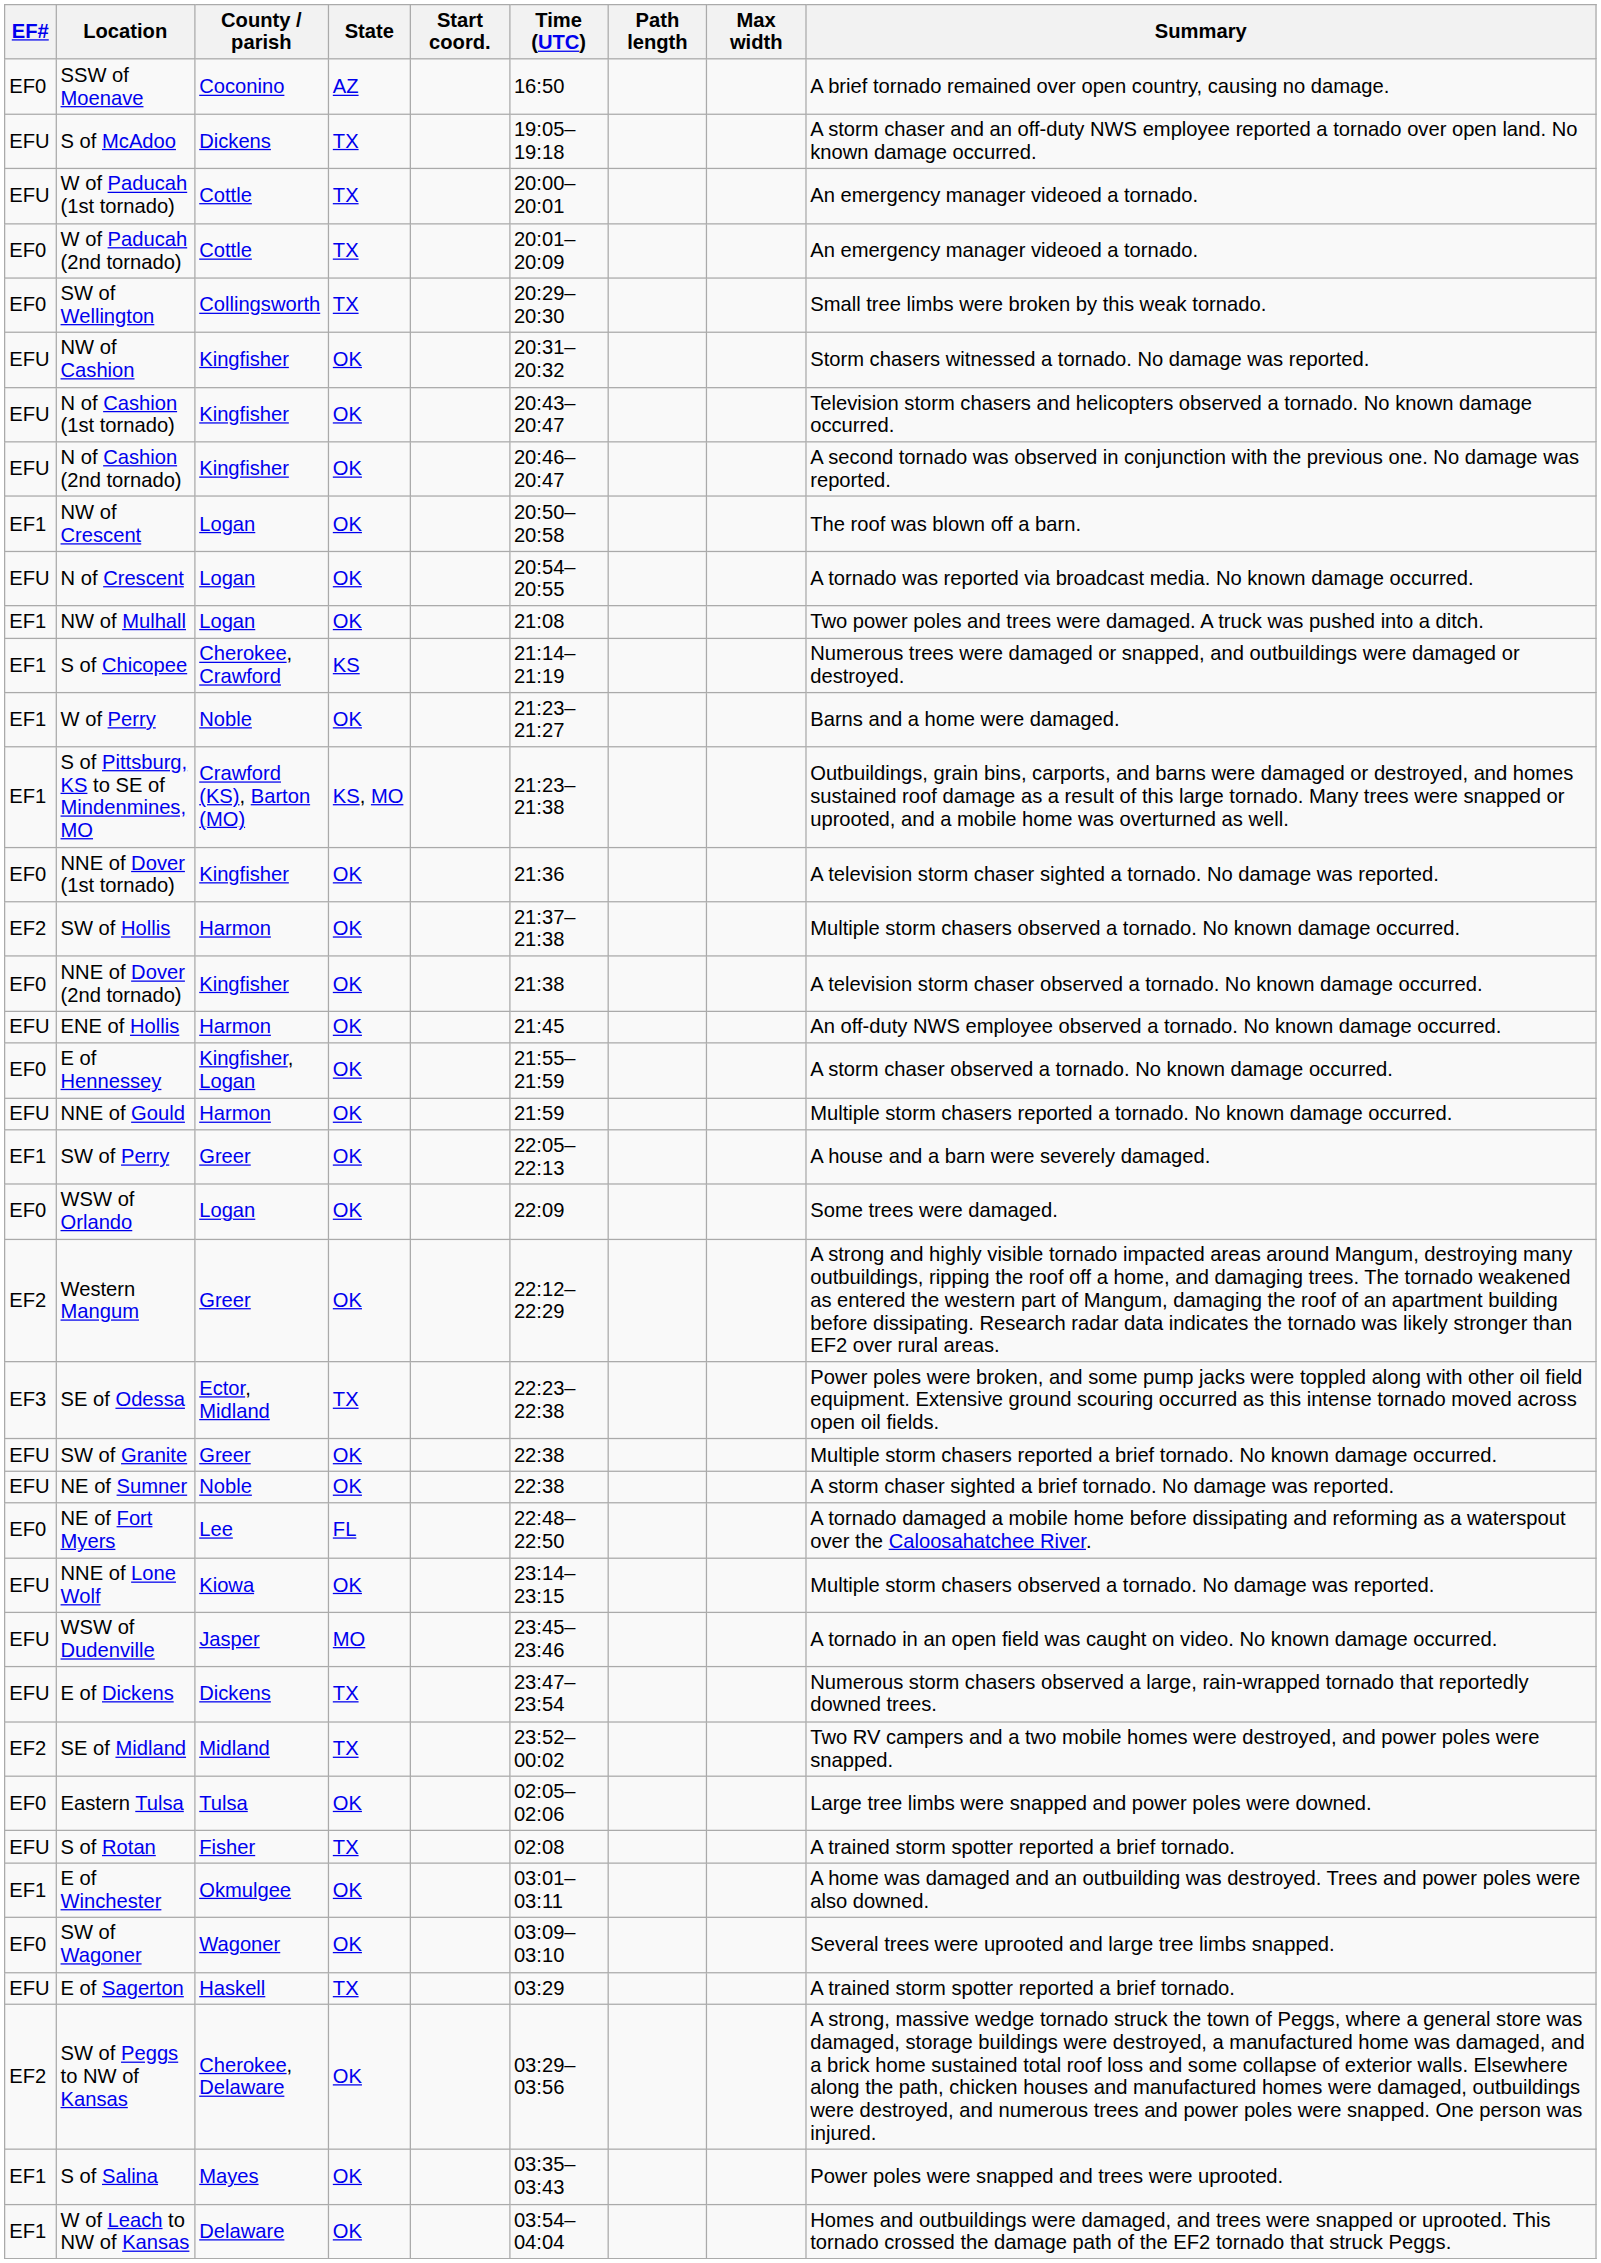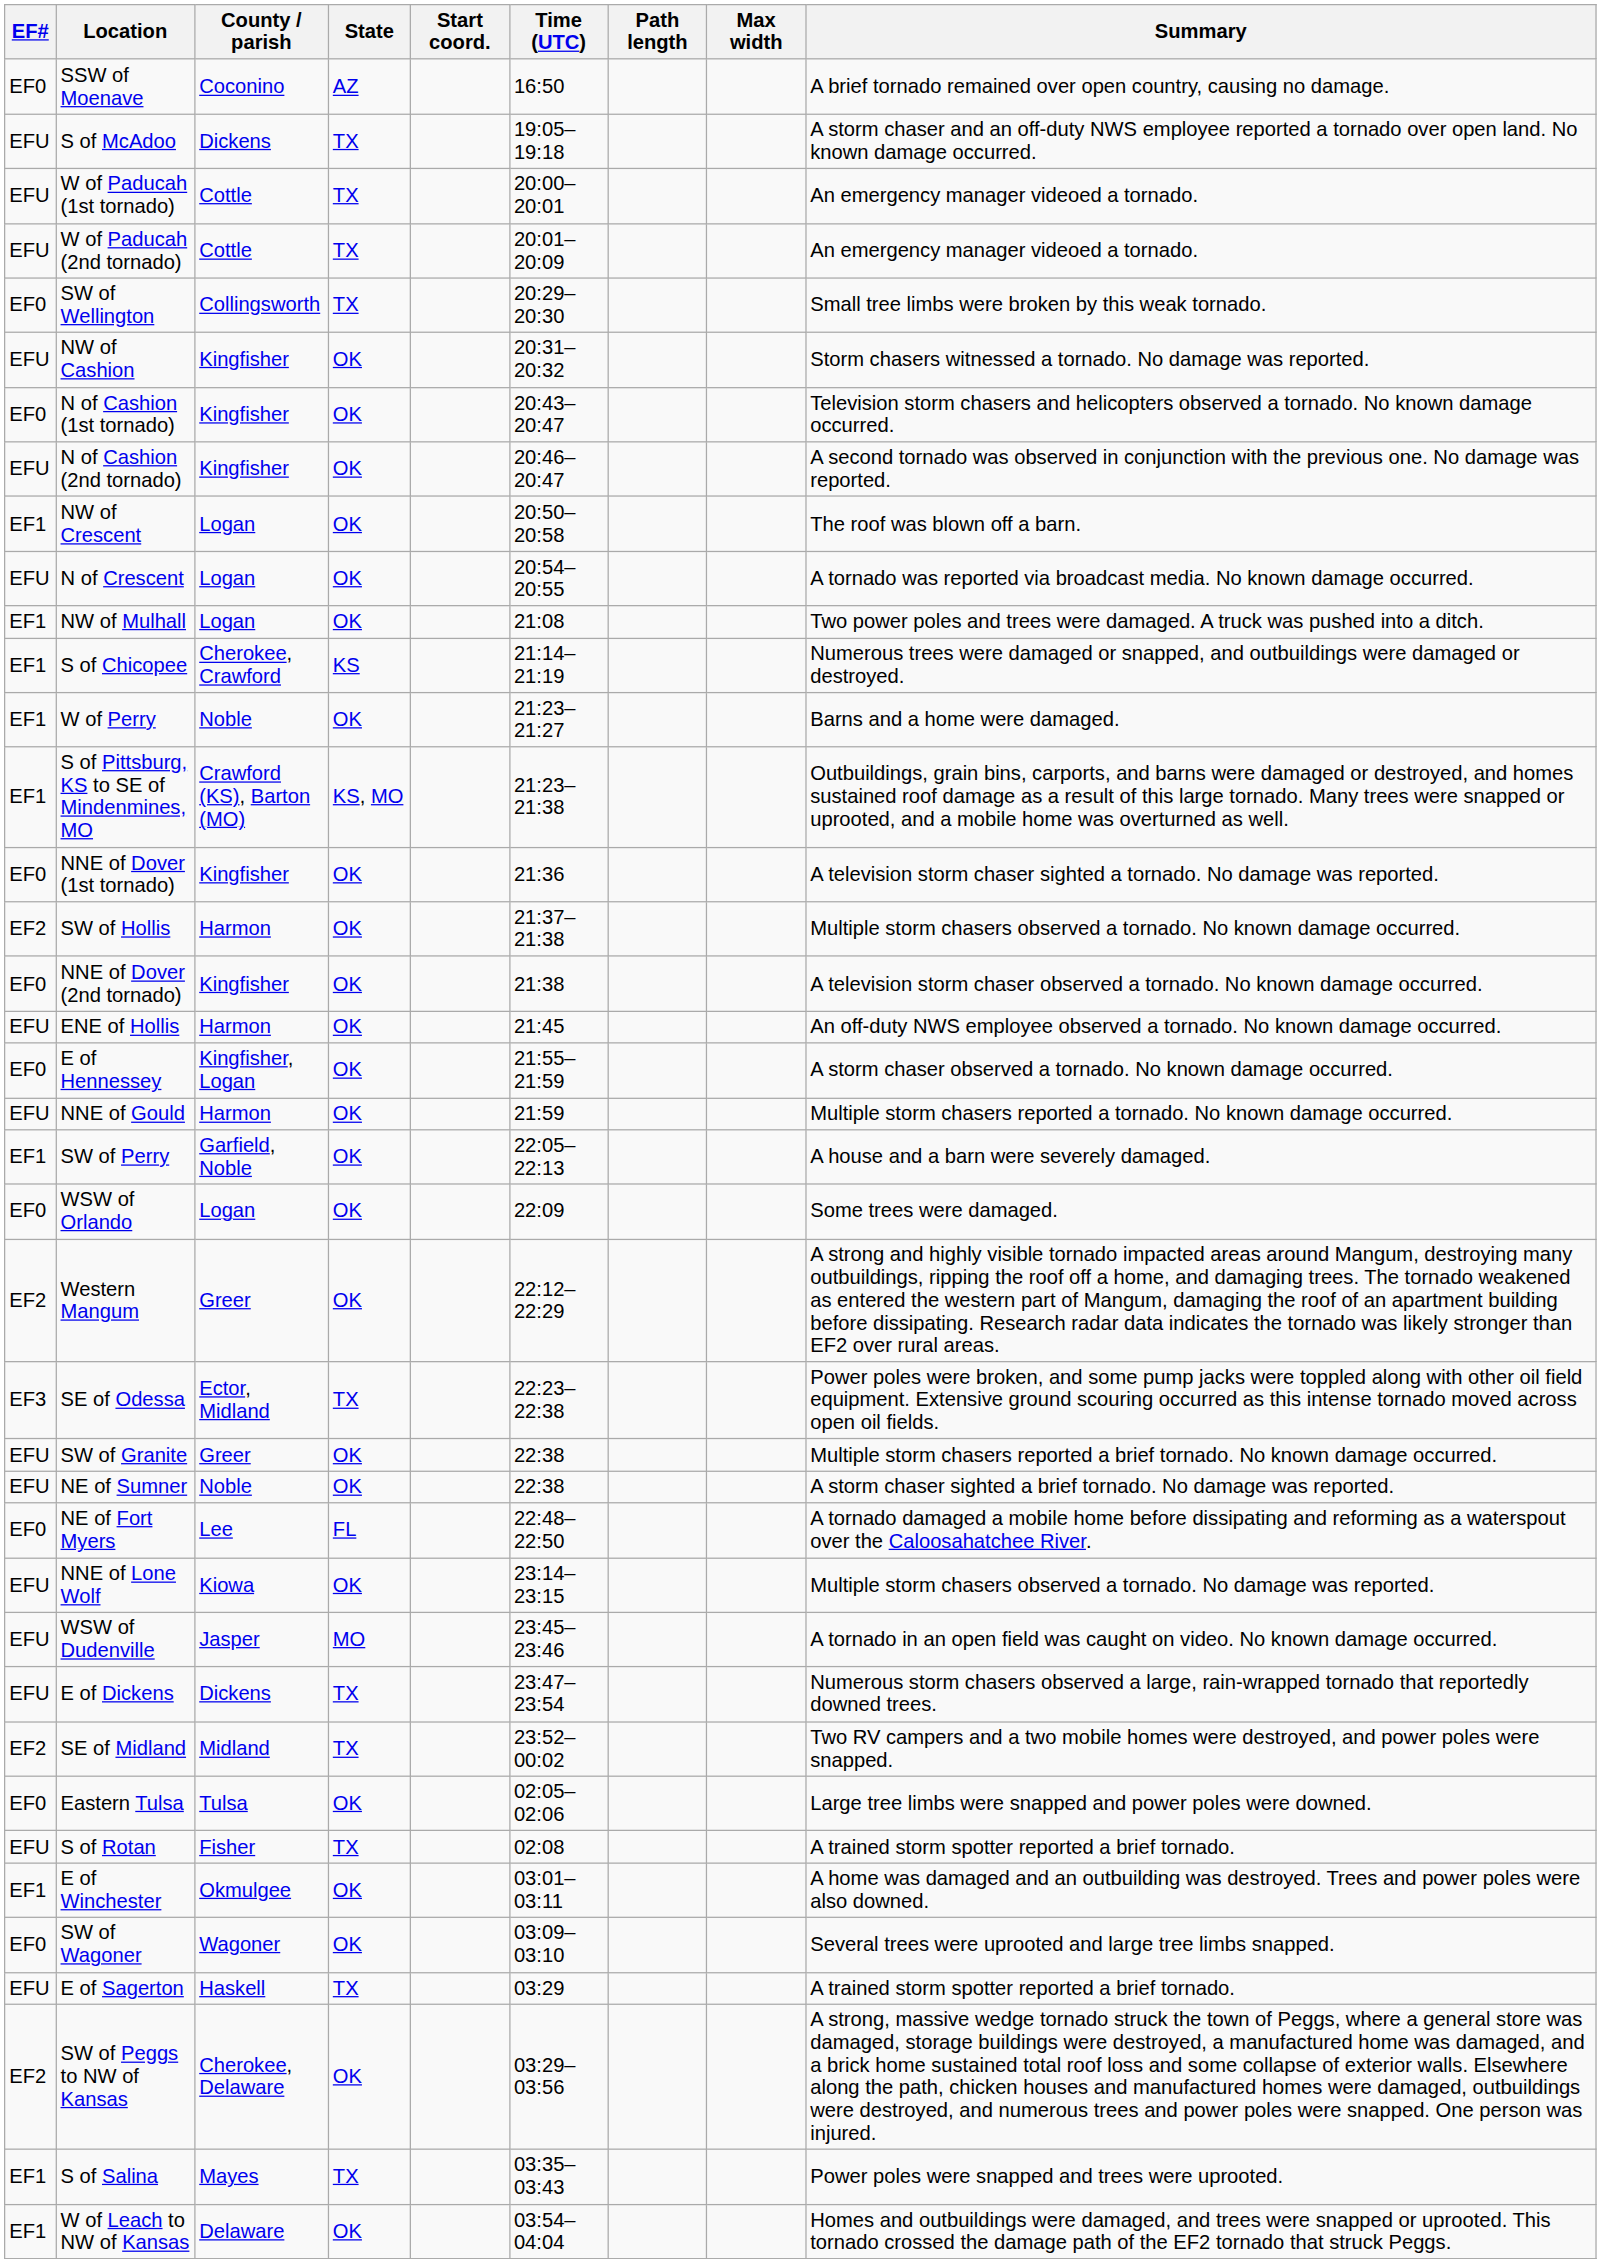(28, 250) EF0 -> (29, 250) EFU
(29, 414) EFU -> (28, 414) EF0
(225, 1156) Greer -> (237, 1156) Garfield, Noble
(347, 2176) OK -> (346, 2176) TX
